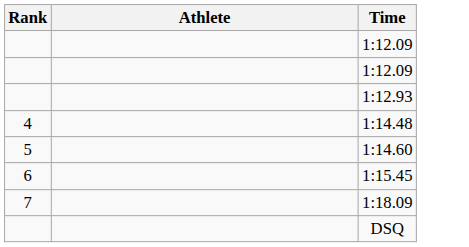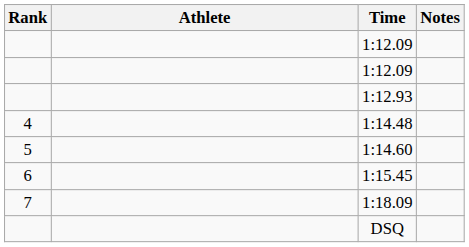+ column: (440, 17)
